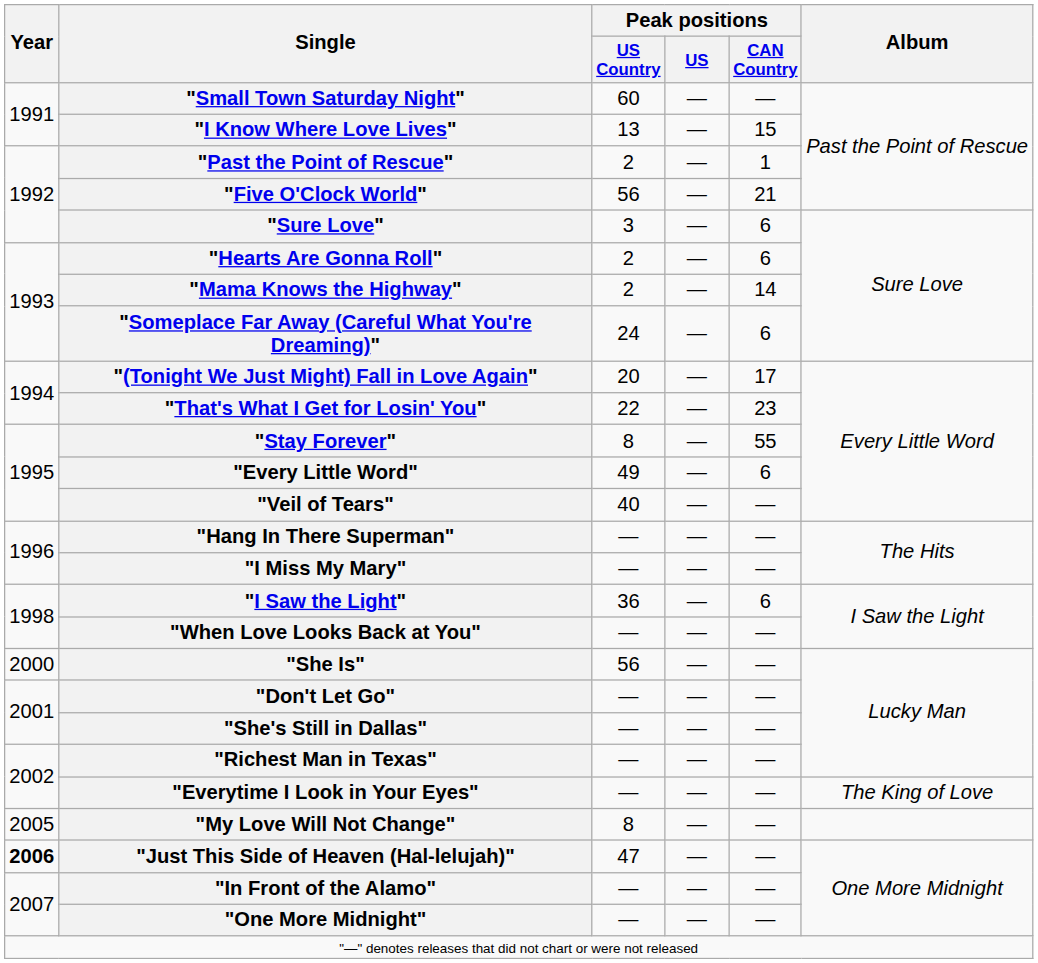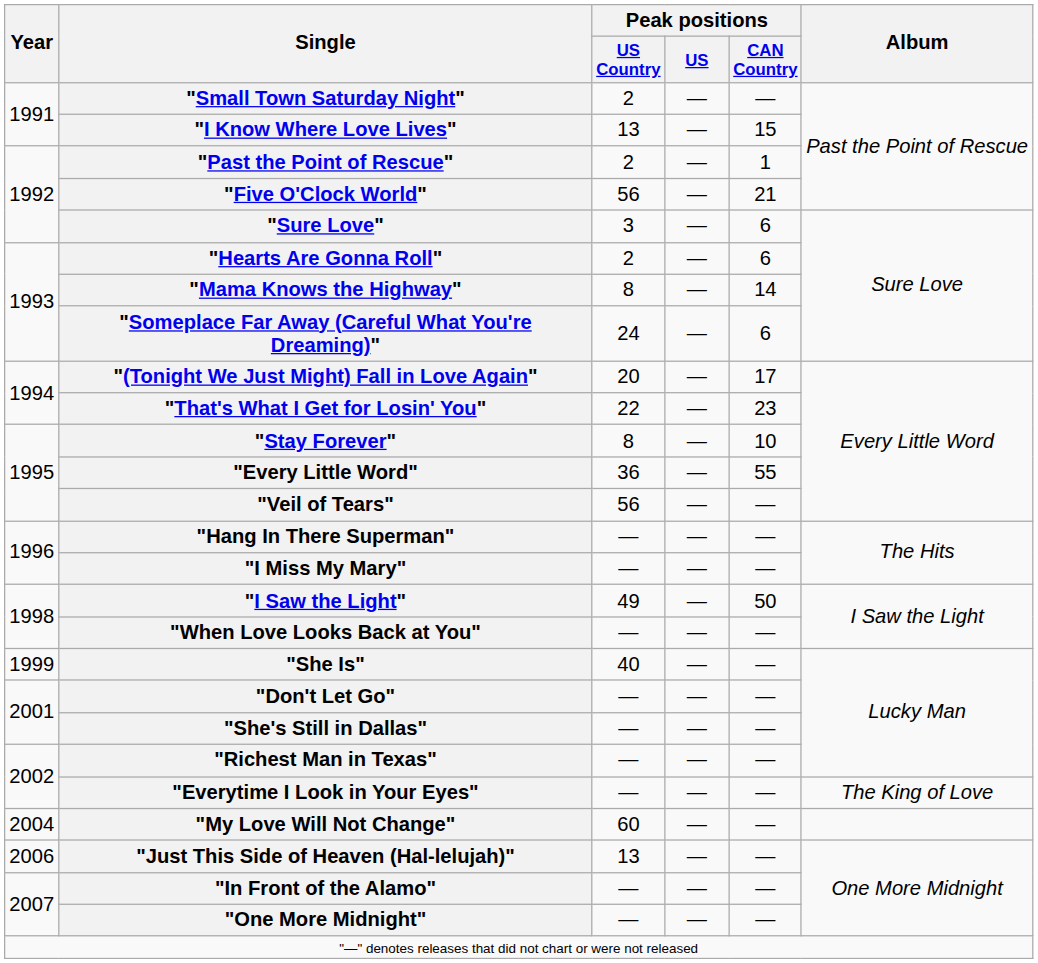(628, 98) 60 -> (628, 98) 2
(628, 290) 2 -> (628, 290) 8
(765, 440) 55 -> (765, 440) 10
(628, 472) 49 -> (628, 472) 36
(765, 472) 6 -> (765, 472) 55
(628, 504) 40 -> (628, 504) 56
(628, 600) 36 -> (628, 600) 49
(765, 600) 6 -> (765, 600) 50
(32, 664) 2000 -> (32, 664) 1999
(628, 664) 56 -> (628, 664) 40
(32, 824) 2005 -> (32, 824) 2004
(628, 824) 8 -> (628, 824) 60
(32, 856) bold -> (32, 856) normal
(628, 856) 47 -> (628, 856) 13
